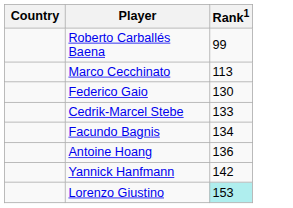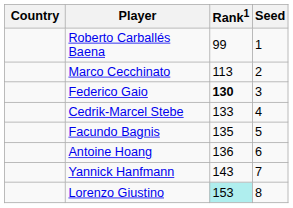+ column: (270, 16)
(223, 92) normal -> (223, 92) bold
(223, 132) 134 -> (223, 132) 135
(223, 172) 142 -> (223, 172) 143
